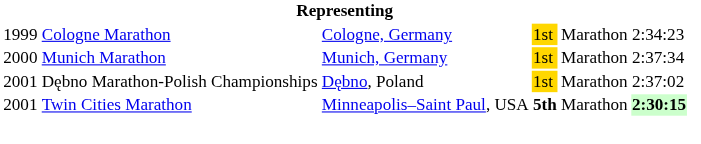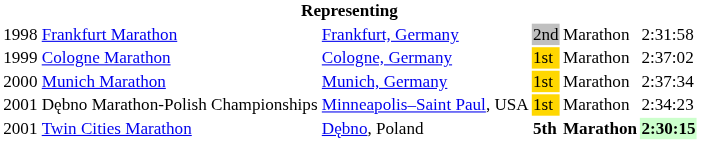+ row: (109, 34)
(658, 34) 2:34:23 -> (668, 57) 2:37:02
(373, 81) Dębno, Poland -> (425, 104) Minneapolis–Saint Paul, USA
(658, 81) 2:37:02 -> (668, 104) 2:34:23
(425, 104) Minneapolis–Saint Paul, USA -> (373, 128) Dębno, Poland
(594, 104) normal -> (600, 128) bold
